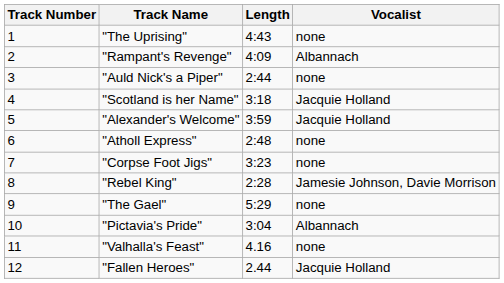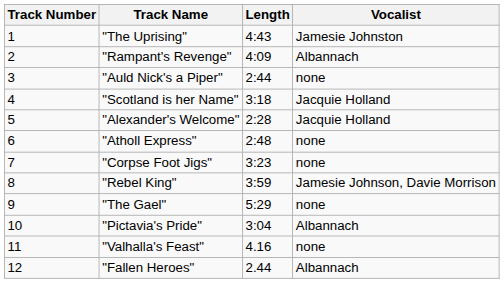(311, 36) none -> (349, 36) Jamesie Johnston
(258, 120) 3:59 -> (258, 120) 2:28
(258, 183) 2:28 -> (258, 183) 3:59
(343, 267) Jacquie Holland -> (327, 267) Albannach
